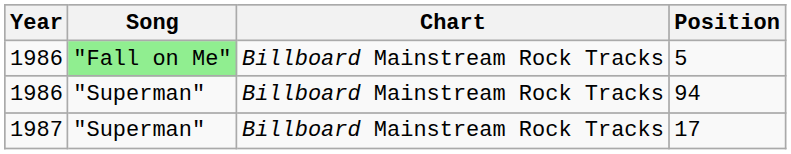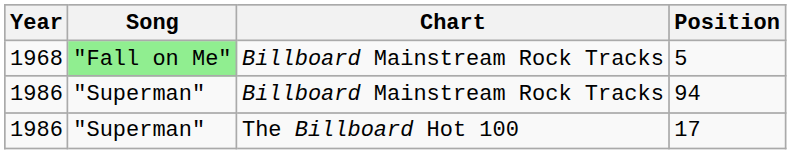(36, 59) 1986 -> (36, 59) 1968
(36, 130) 1987 -> (36, 130) 1986
(453, 130) Billboard Mainstream Rock Tracks -> (380, 130) The Billboard Hot 100
